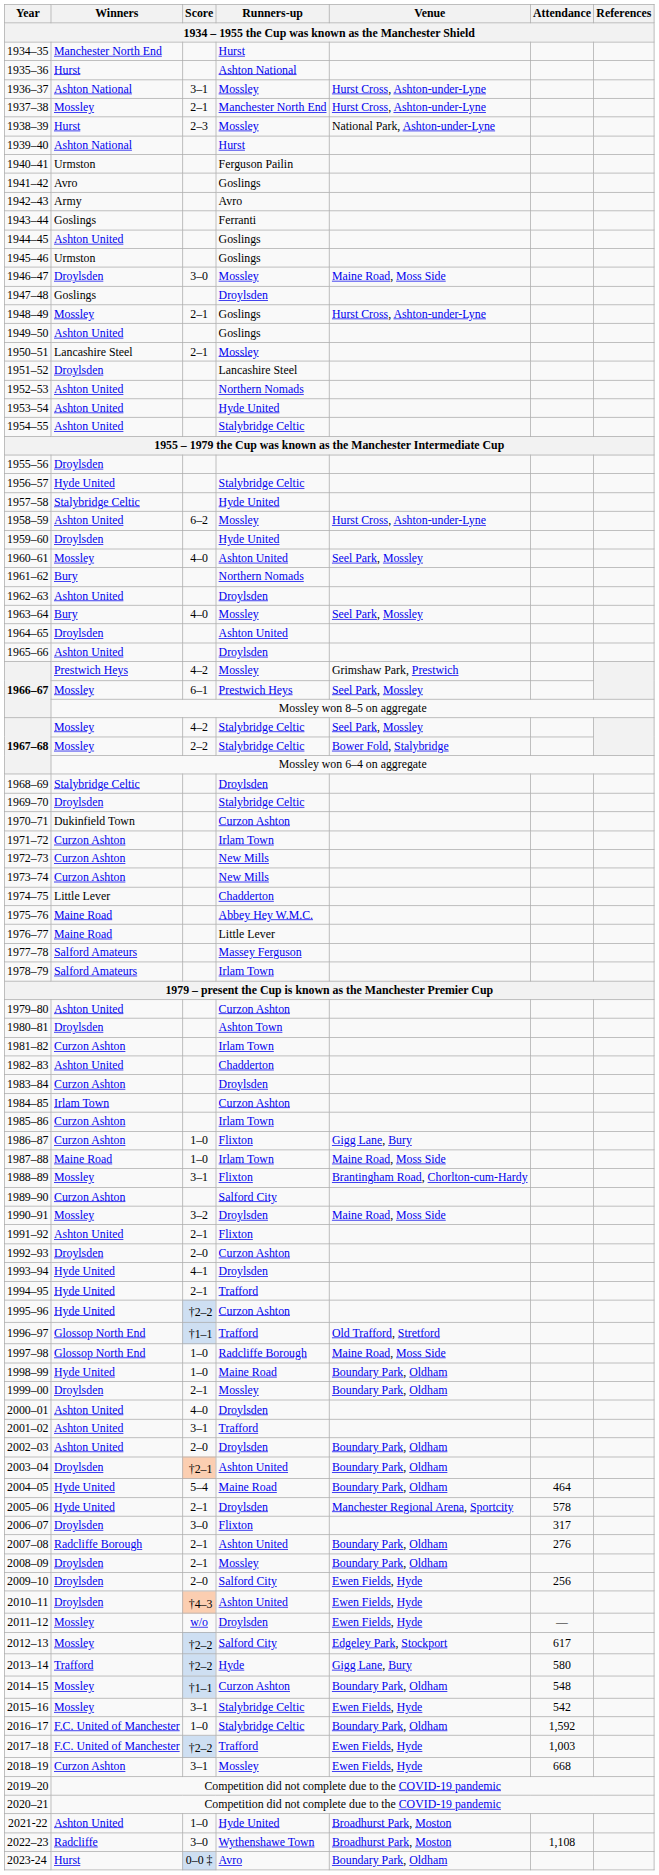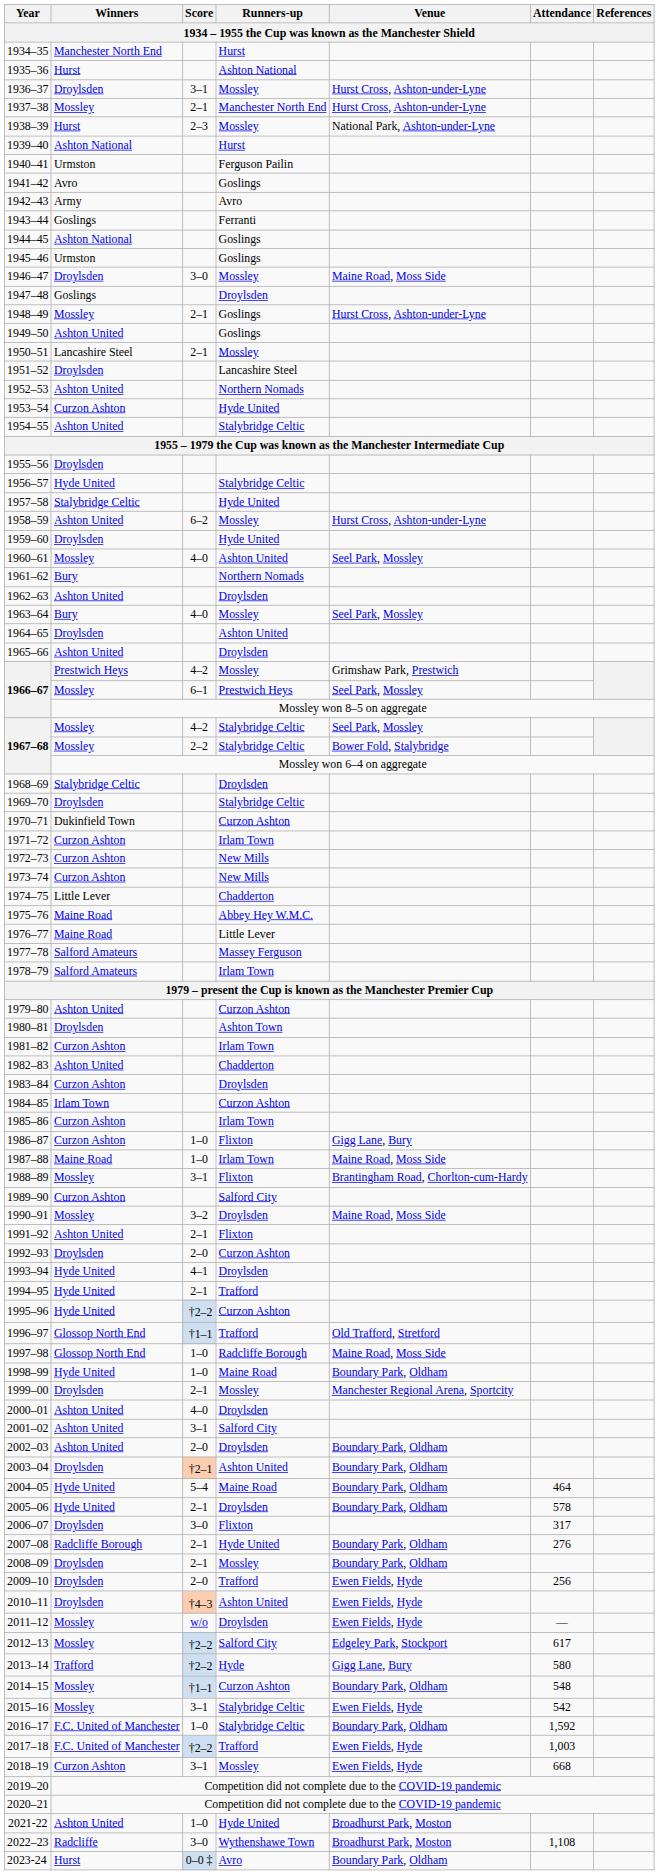(93, 88) Ashton National -> (79, 88) Droylsden
(89, 239) Ashton United -> (93, 239) Ashton National
(89, 408) Ashton United -> (90, 408) Curzon Ashton
(390, 1391) Boundary Park, Oldham -> (423, 1391) Manchester Regional Arena, Sportcity
(238, 1428) Trafford -> (248, 1428) Salford City
(423, 1506) Manchester Regional Arena, Sportcity -> (390, 1506) Boundary Park, Oldham
(253, 1544) Ashton United -> (249, 1544) Hyde United
(248, 1582) Salford City -> (238, 1582) Trafford
